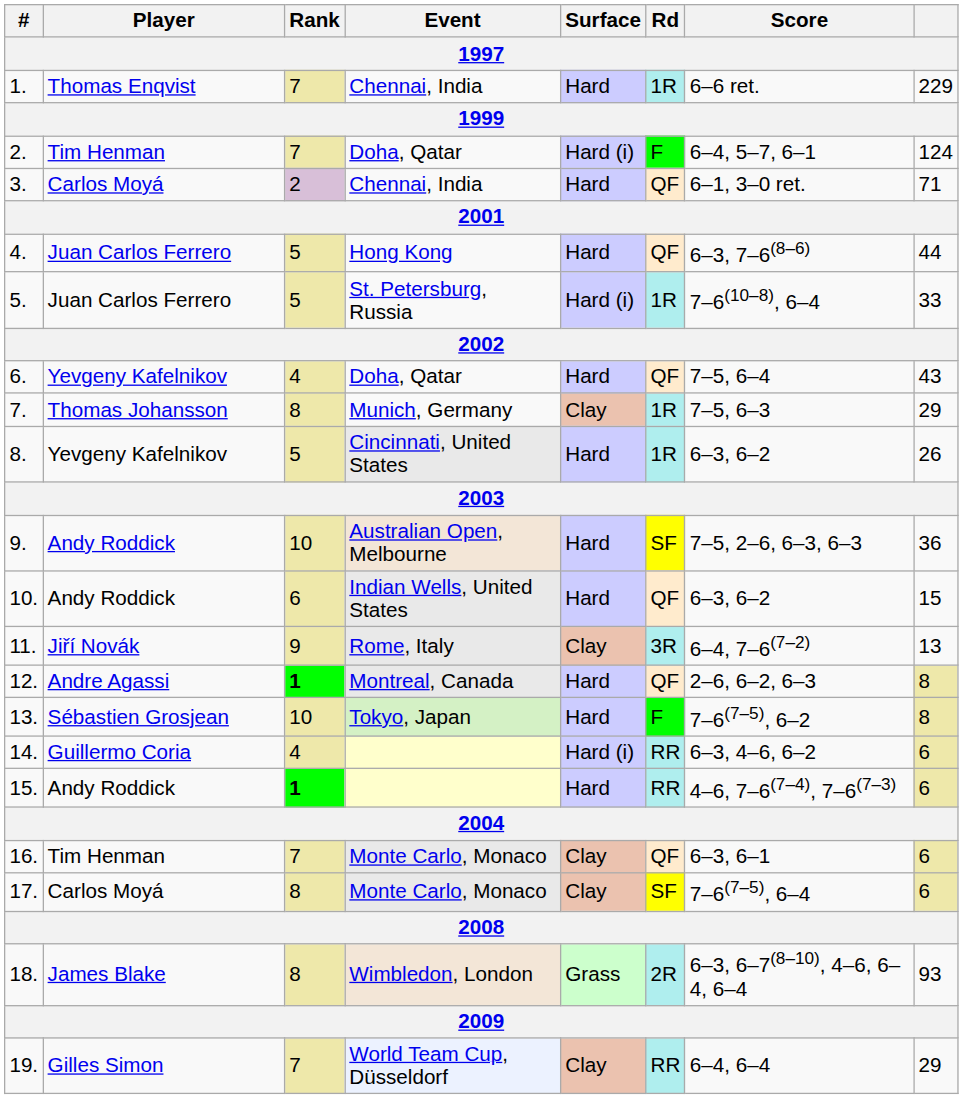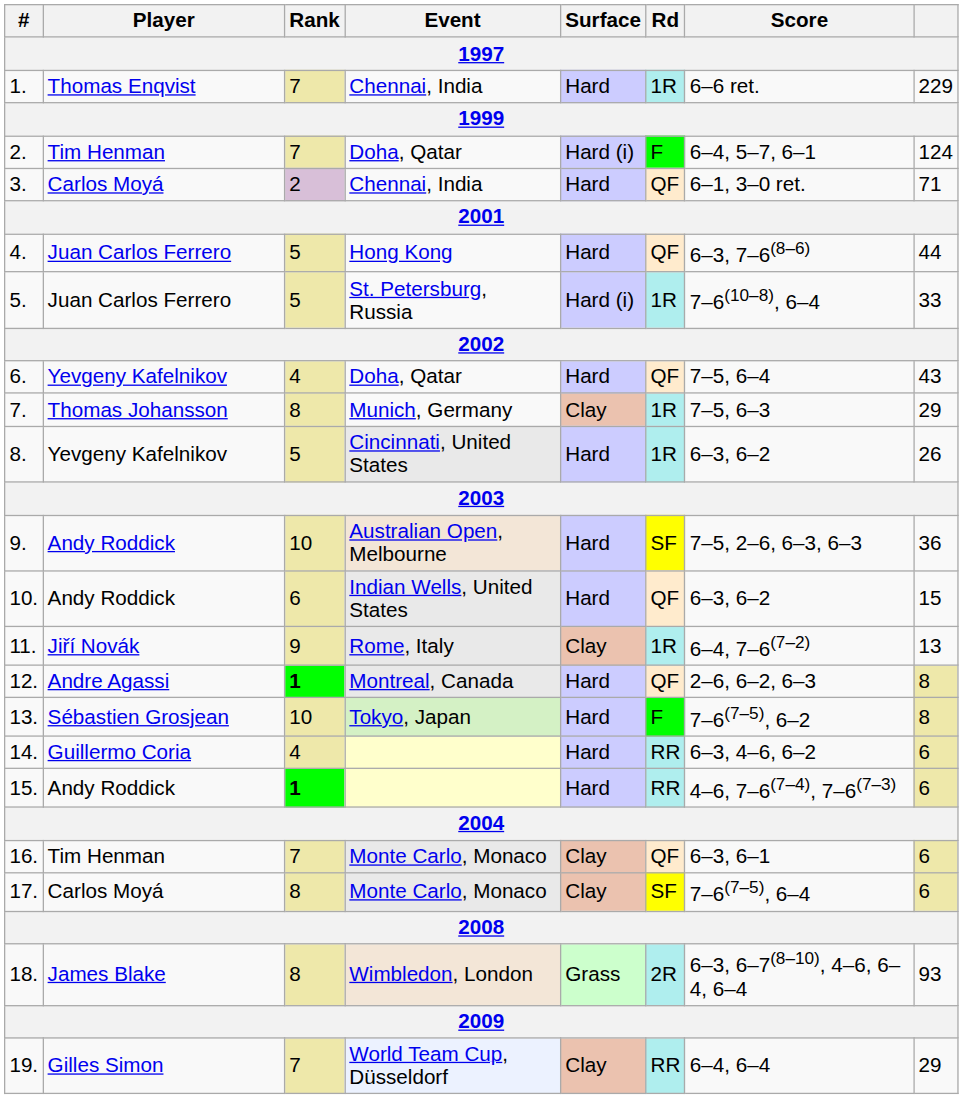(664, 645) 3R -> (664, 645) 1R
(600, 752) Hard (i) -> (588, 752) Hard
